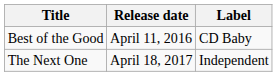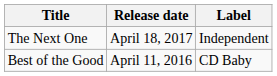rows swapped: (56, 37) <-> (48, 60)
